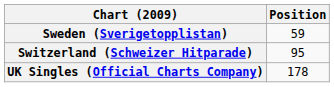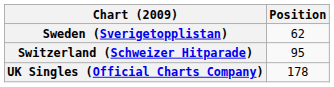(298, 33) 59 -> (298, 33) 62
